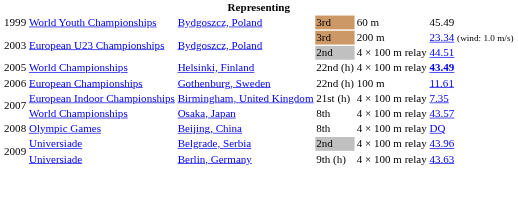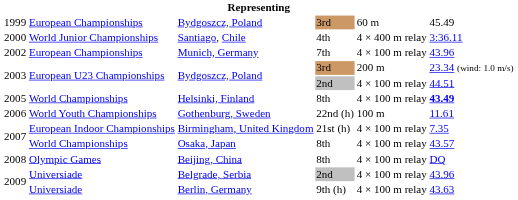(93, 22) World Youth Championships -> (86, 22) European Championships
+ row: (15, 37)
+ row: (15, 52)
(335, 68) 22nd (h) -> (323, 98) 8th
(86, 83) European Championships -> (93, 113) World Youth Championships
